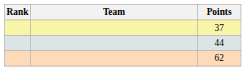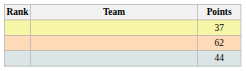rows swapped: (219, 43) <-> (219, 58)
